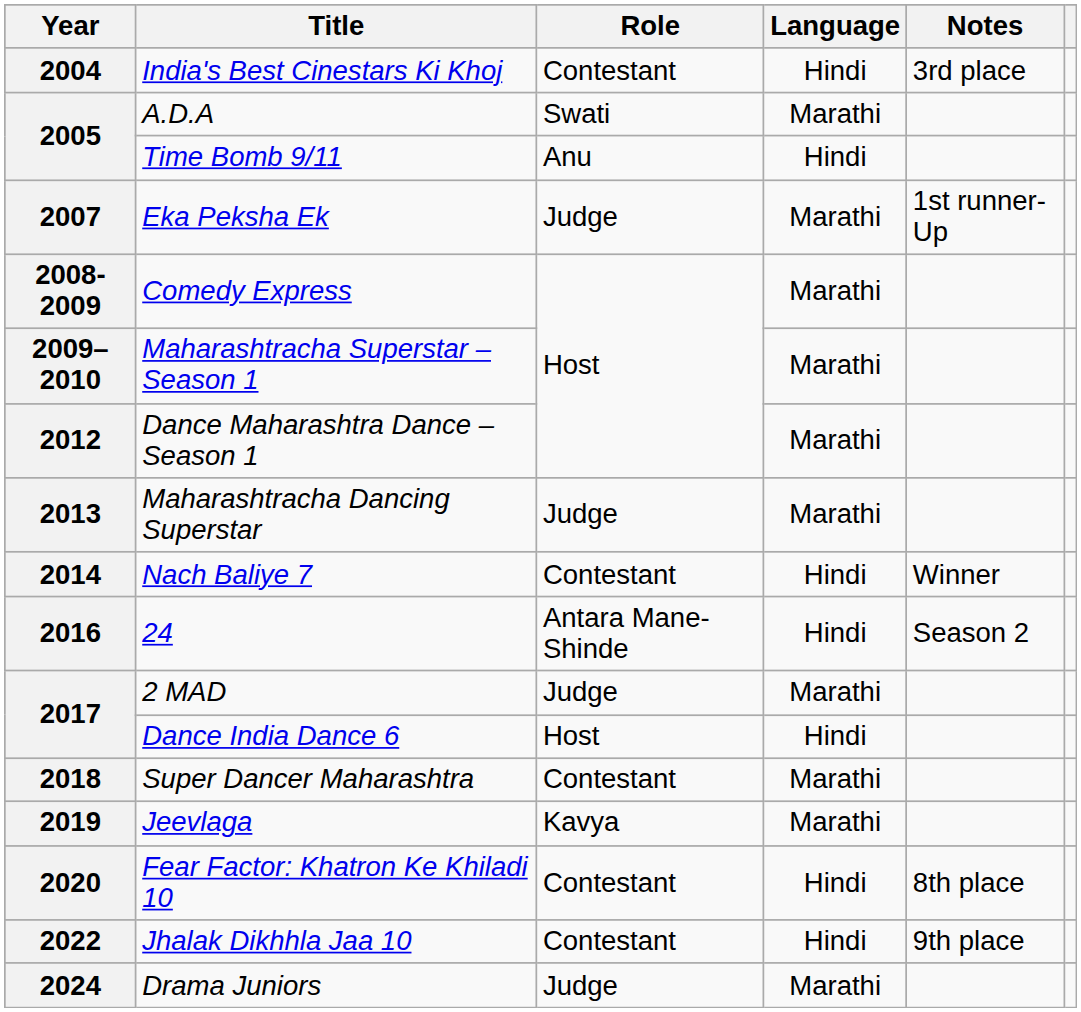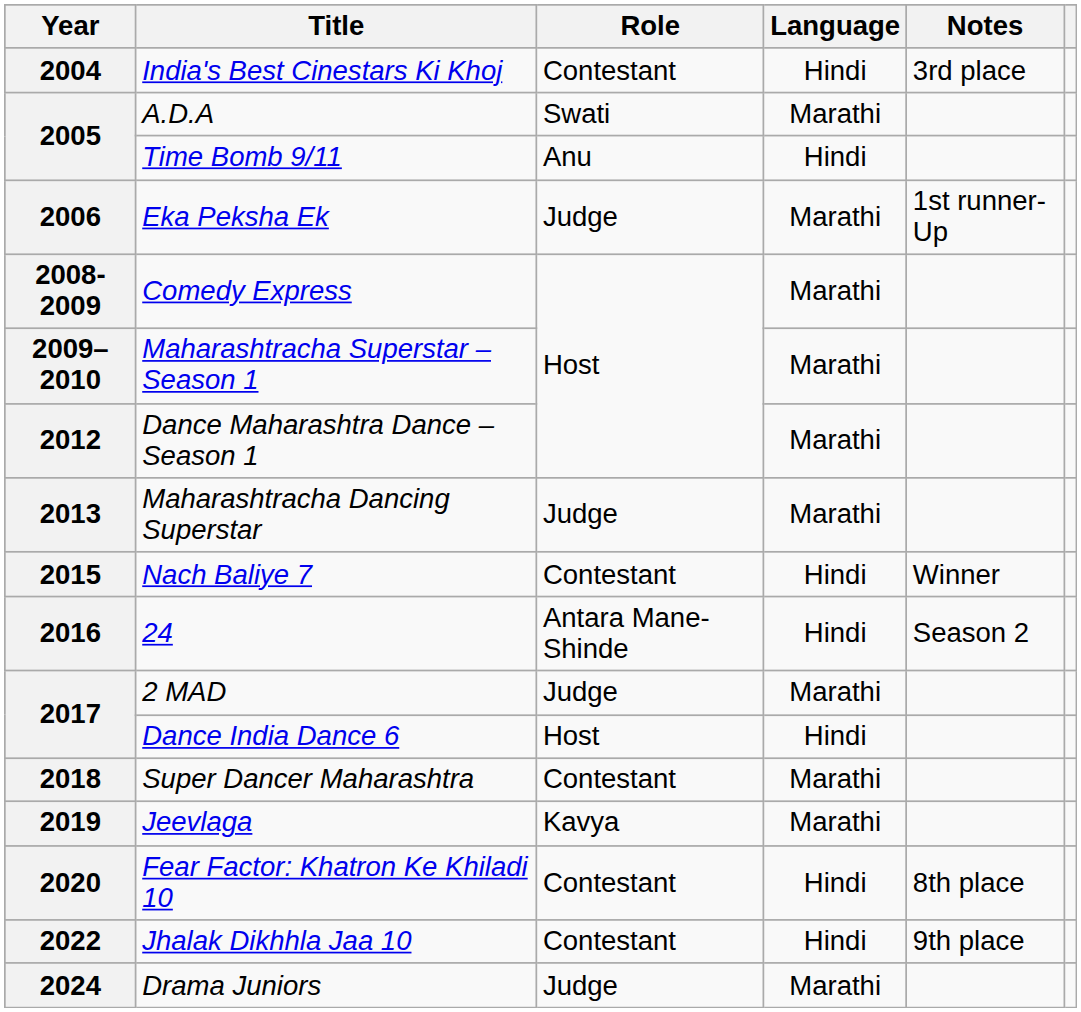(70, 216) 2007 -> (70, 216) 2006
(70, 573) 2014 -> (70, 573) 2015
